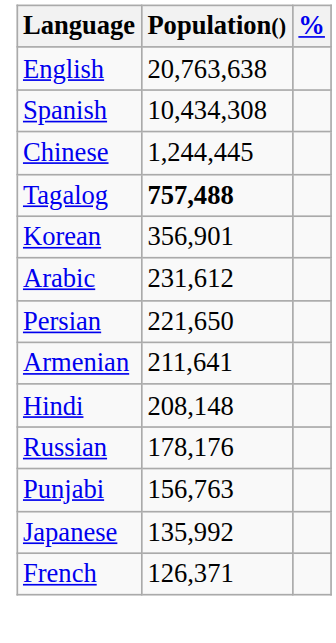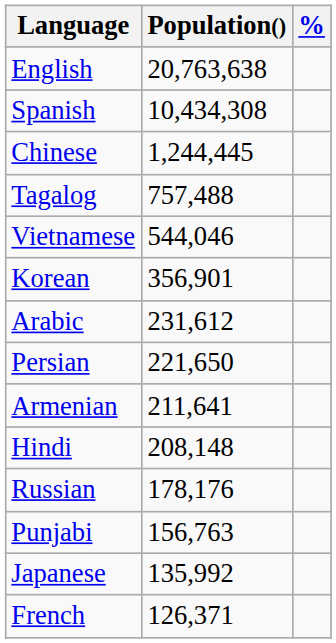(191, 194) bold -> (191, 194) normal
+ row: (73, 236)
